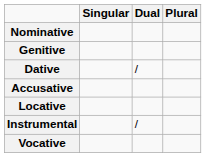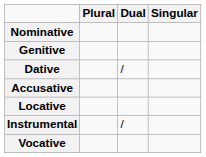columns swapped: (106, 13) <-> (182, 13)
